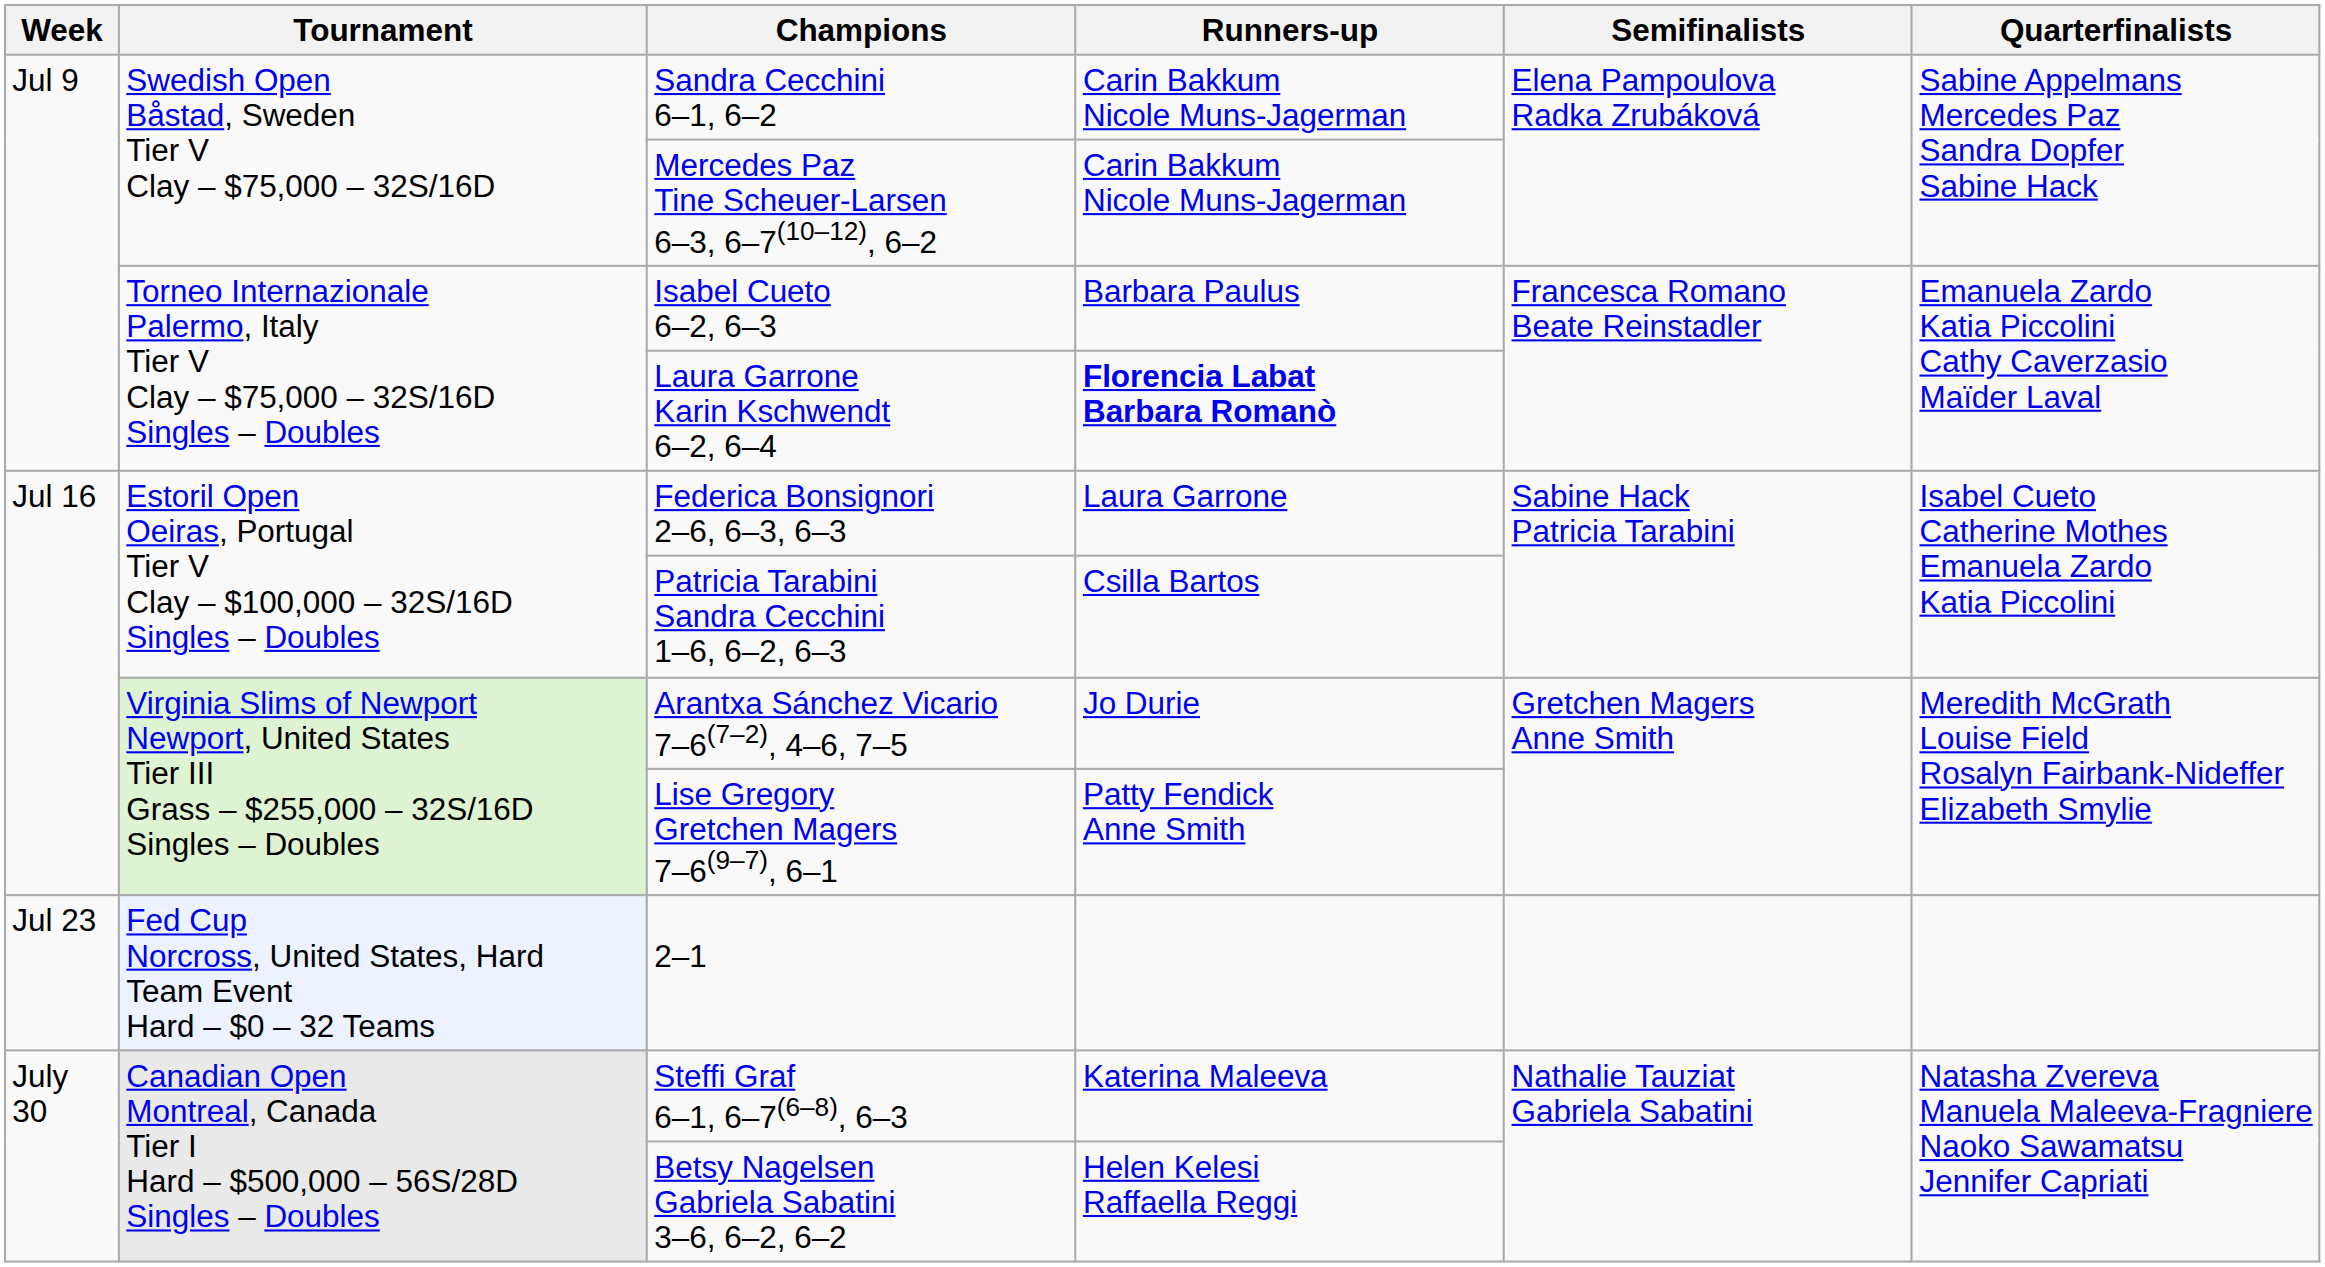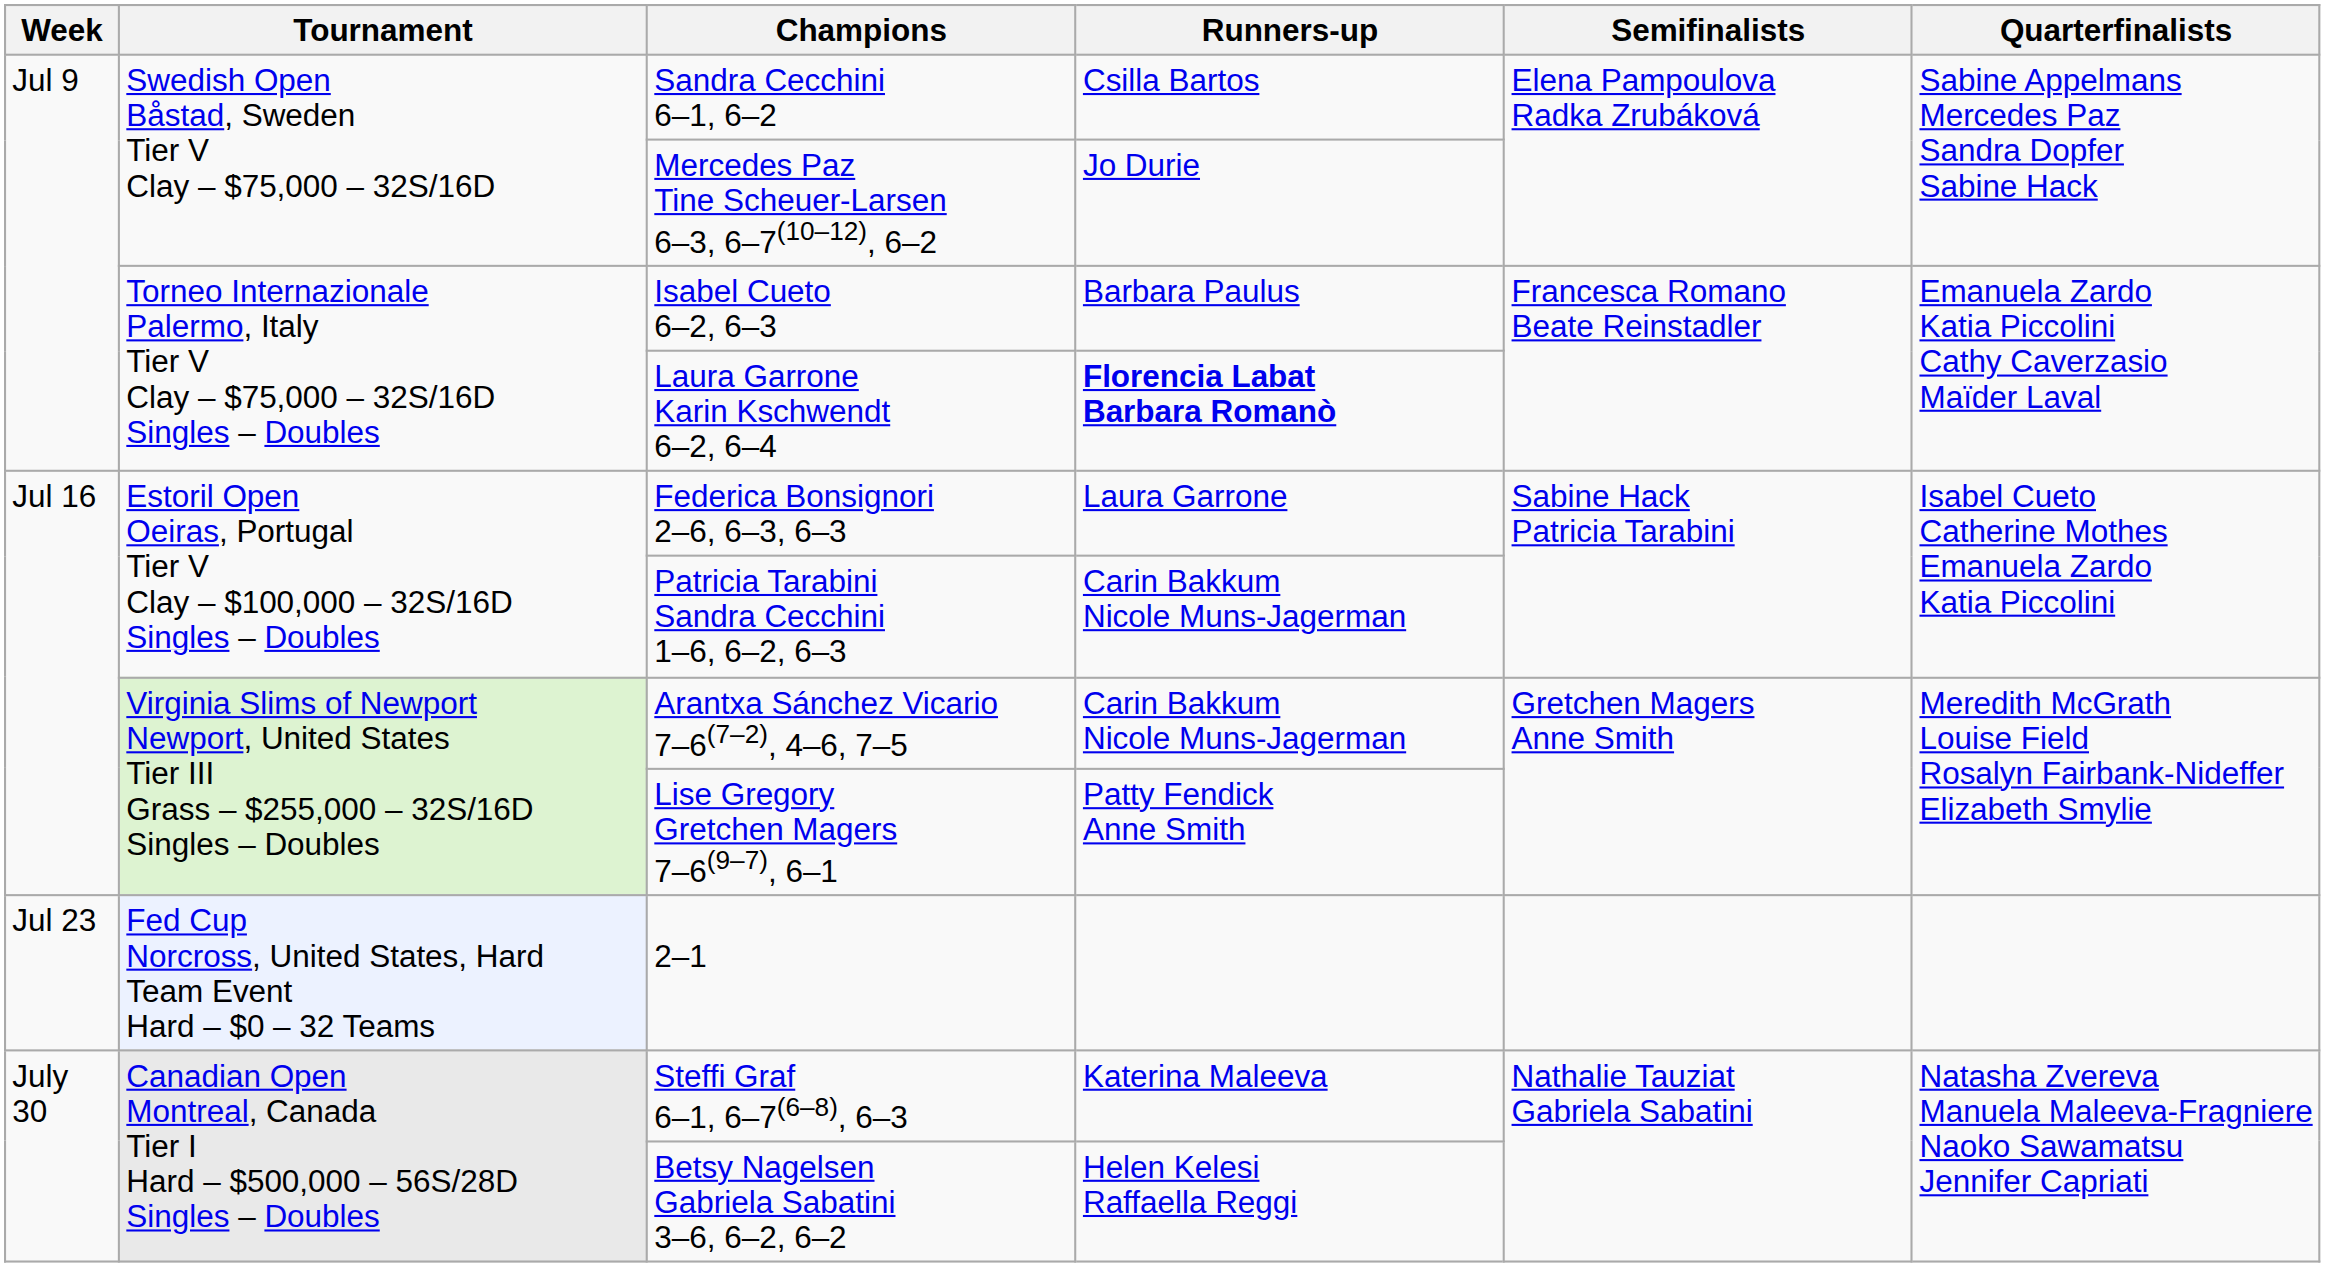(1245, 98) Carin Bakkum Nicole Muns-Jagerman -> (1171, 80) Csilla Bartos
(1245, 183) Carin Bakkum Nicole Muns-Jagerman -> (1141, 165) Jo Durie
(1171, 582) Csilla Bartos -> (1245, 599) Carin Bakkum Nicole Muns-Jagerman
(1141, 702) Jo Durie -> (1245, 719) Carin Bakkum Nicole Muns-Jagerman
